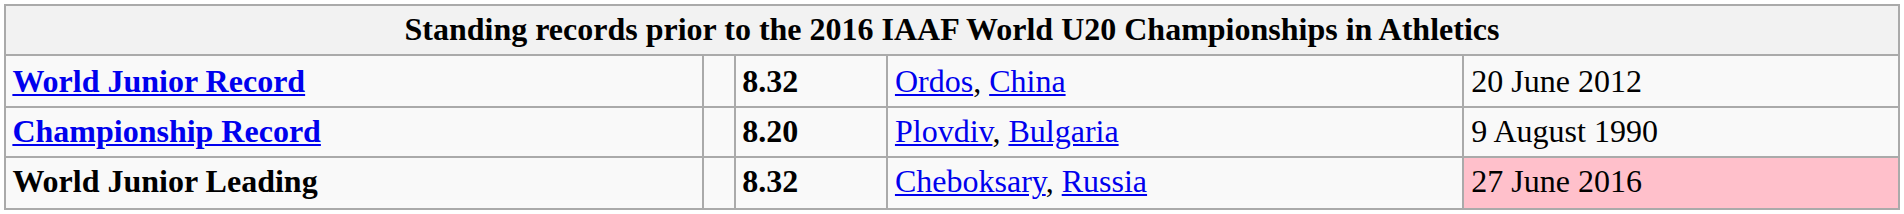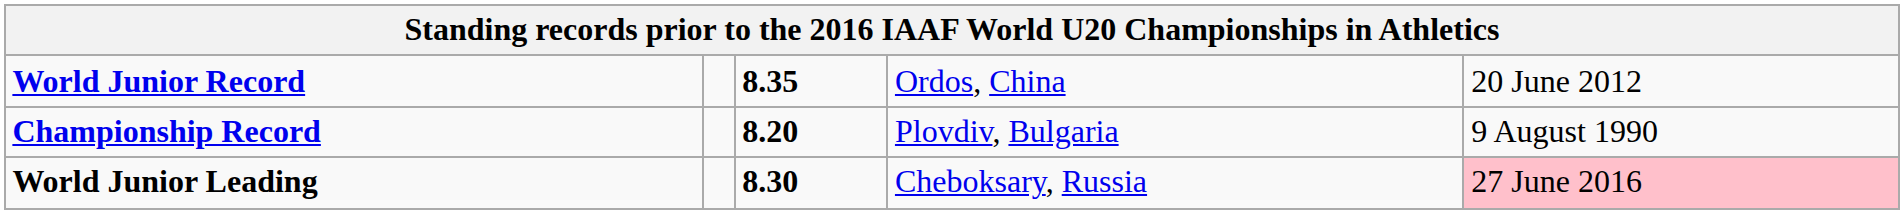(770, 80) 8.32 -> (770, 80) 8.35
(770, 182) 8.32 -> (770, 182) 8.30
